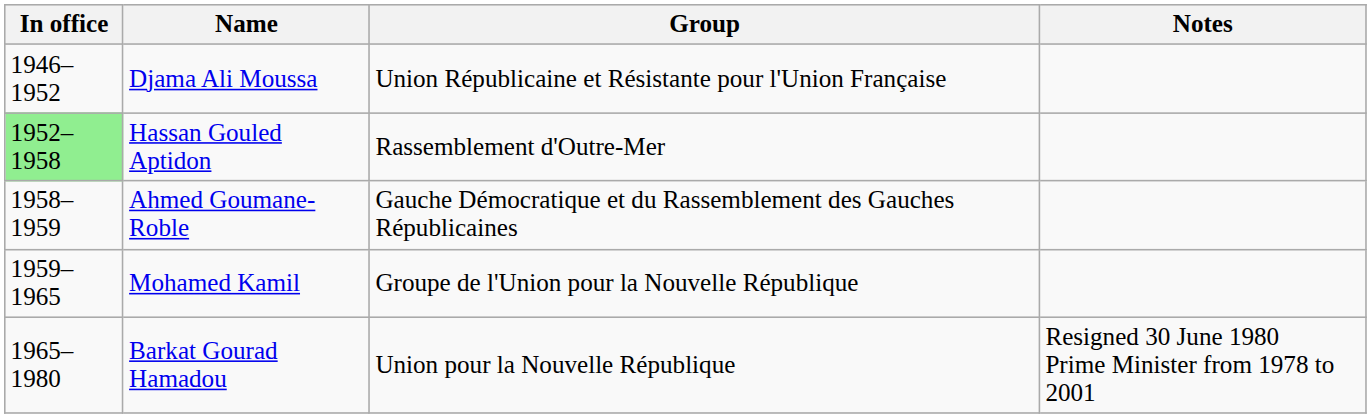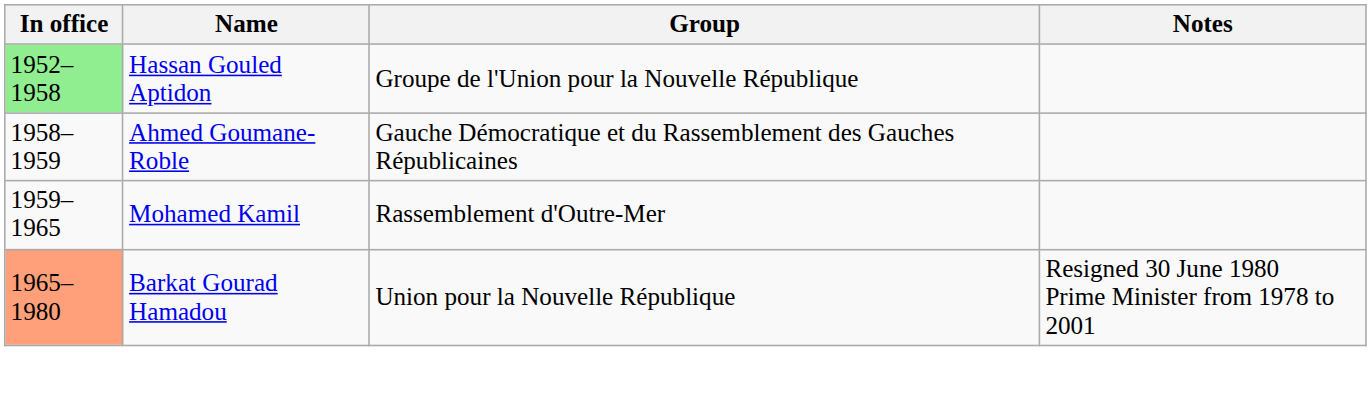- row: (223, 78)
(520, 146) Rassemblement d'Outre-Mer -> (617, 78) Groupe de l'Union pour la Nouvelle République
(617, 282) Groupe de l'Union pour la Nouvelle République -> (520, 214) Rassemblement d'Outre-Mer
(42, 364) no background -> (42, 296) lightsalmon background
